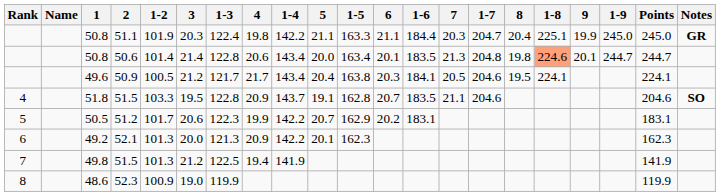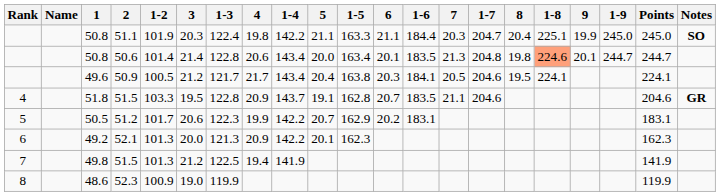(696, 35) GR -> (696, 35) SO
(696, 98) SO -> (696, 98) GR
